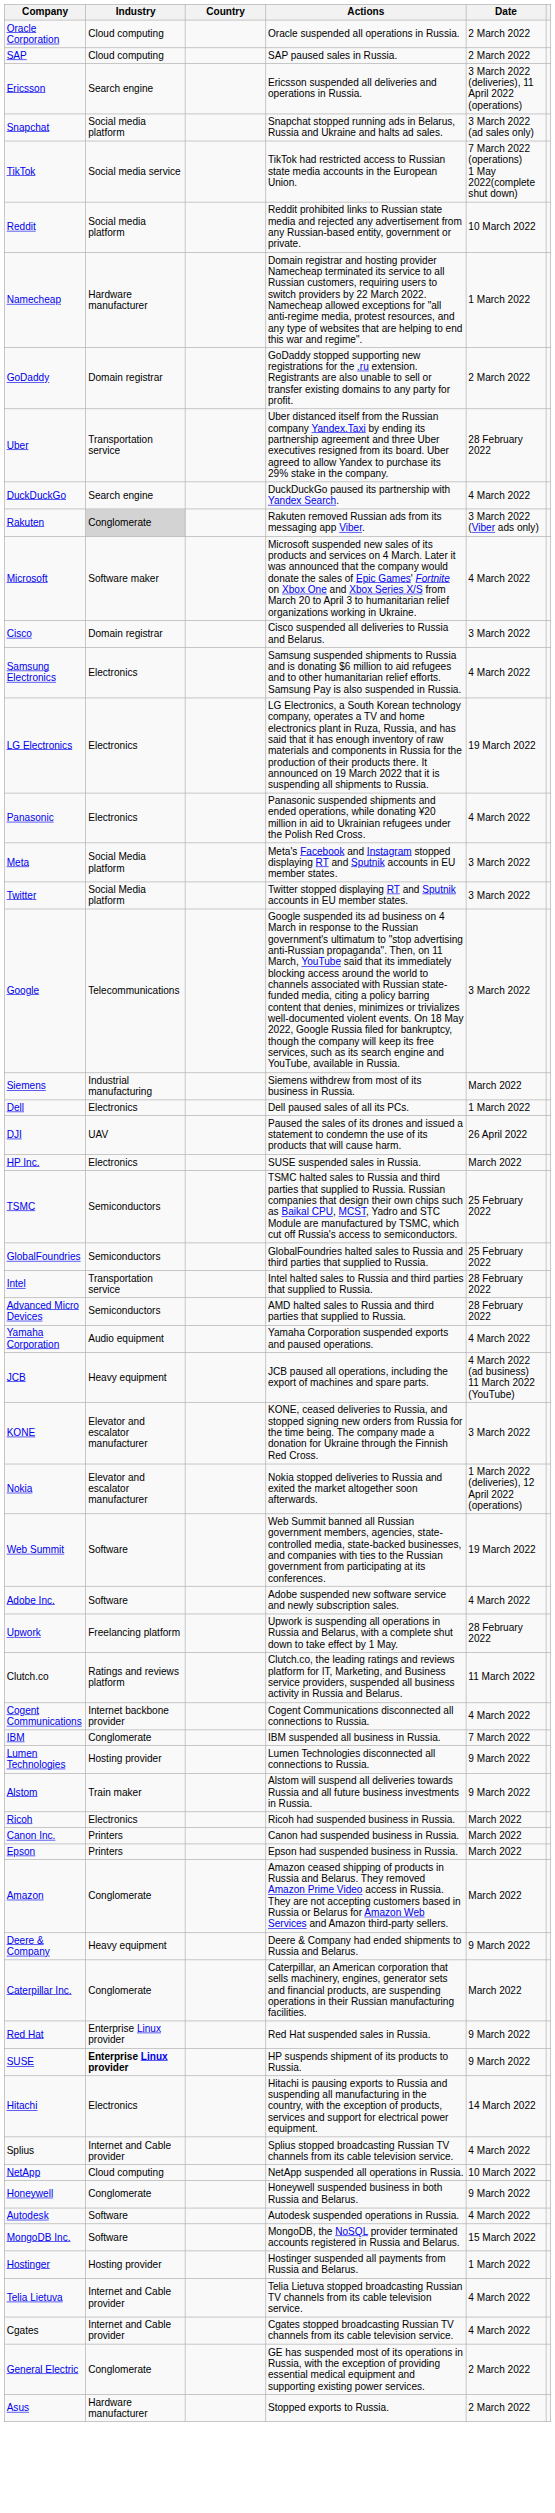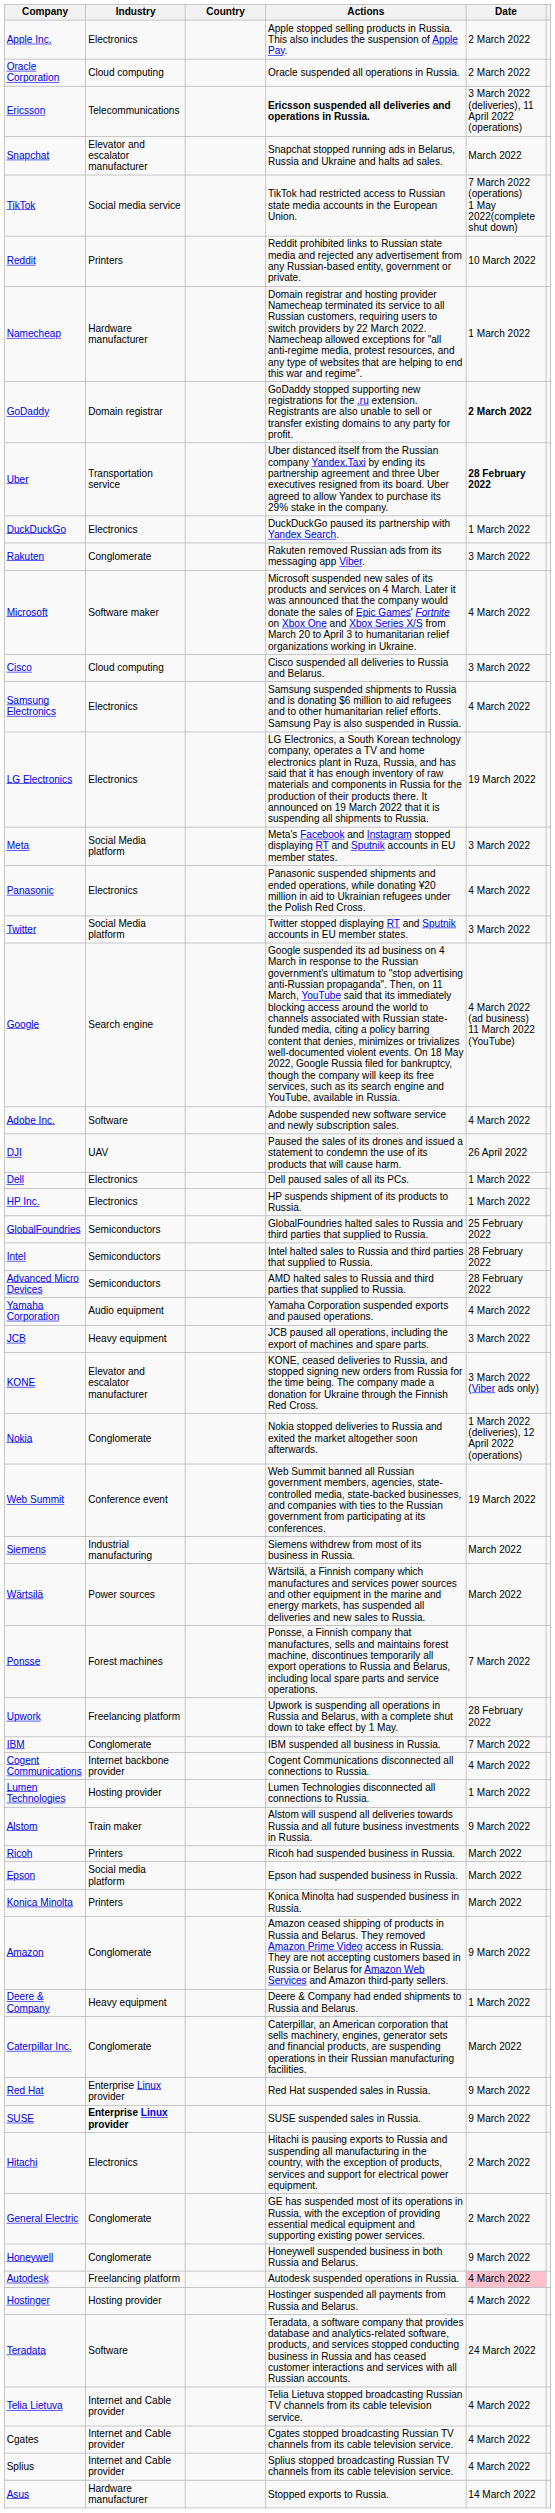+ row: (29, 39)
- row: (17, 55)
(121, 88) Search engine -> (134, 111) Telecommunications
(352, 88) normal -> (359, 111) bold
(117, 127) Social media platform -> (118, 155) Elevator and escalator manufacturer
(501, 127) 3 March 2022 (ad sales only) -> (495, 155) March 2022
(117, 227) Social media platform -> (106, 261) Printers
(499, 378) normal -> (500, 412) bold
(496, 445) normal -> (497, 479) bold
(121, 495) Search engine -> (113, 529) Electronics
(499, 495) 4 March 2022 -> (499, 529) 1 March 2022
(120, 522) lightgrey background -> (120, 556) no background
(504, 522) 3 March 2022 (Viber ads only) -> (499, 556) 3 March 2022
(125, 634) Domain registrar -> (126, 668) Cloud computing
rows swapped: (30, 818) <-> (18, 862)
(134, 990) Telecommunications -> (121, 1024) Search engine
(499, 990) 3 March 2022 -> (502, 1024) 4 March 2022 (ad business) 11 March 2022 (YouTube)
rows swapped: (31, 1600) <-> (26, 1086)
rows swapped: (14, 1135) <-> (15, 1107)
(344, 1162) SUSE suspended sales in Russia. -> (358, 1202) HP suspends shipment of its products to Russia.
(495, 1162) March 2022 -> (499, 1202) 1 March 2022
- row: (21, 1206)
(120, 1284) Transportation service -> (124, 1256) Semiconductors
(502, 1377) 4 March 2022 (ad business) 11 March 2022 (YouTube) -> (499, 1338) 3 March 2022
(499, 1433) 3 March 2022 -> (504, 1383) 3 March 2022 (Viber ads only)
(118, 1488) Elevator and escalator manufacturer -> (120, 1438) Conglomerate
(108, 1550) Software -> (128, 1500) Conference event
+ row: (25, 1594)
+ row: (23, 1661)
- row: (28, 1677)
rows swapped: (16, 1737) <-> (44, 1716)
(499, 1759) 9 March 2022 -> (499, 1793) 1 March 2022
(113, 1819) Electronics -> (106, 1853) Printers
- row: (31, 1835)
(106, 1851) Printers -> (117, 1875) Social media platform
+ row: (40, 1902)
(495, 1896) March 2022 -> (499, 1952) 9 March 2022
(499, 1946) 9 March 2022 -> (499, 2002) 1 March 2022
(358, 2062) HP suspends shipment of its products to Russia. -> (344, 2118) SUSE suspended sales in Russia.
(502, 2106) 14 March 2022 -> (499, 2163) 2 March 2022
rows swapped: (42, 2369) <-> (20, 2150)
- row: (23, 2172)
(108, 2215) Software -> (134, 2279) Freelancing platform
(499, 2215) no background -> (499, 2279) pink background
- row: (39, 2237)
(499, 2264) 1 March 2022 -> (499, 2300) 4 March 2022
+ row: (26, 2350)
(499, 2408) 2 March 2022 -> (502, 2494) 14 March 2022
